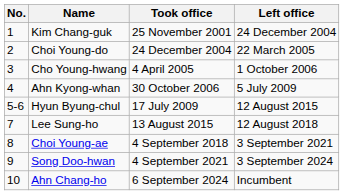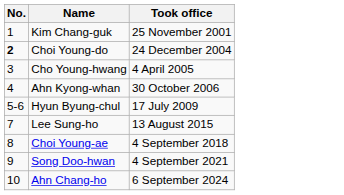- column: (287, 13)
(10, 50) normal -> (10, 50) bold
